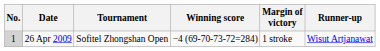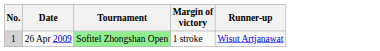- column: (215, 18)
(122, 39) no background -> (122, 39) lightgreen background
